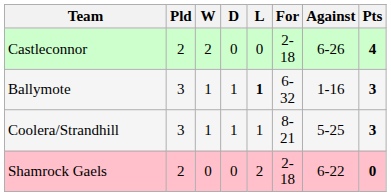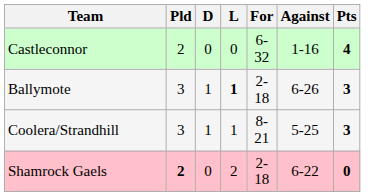- column: (208, 16)
(288, 48) 2-18 -> (262, 48) 6-32
(331, 48) 6-26 -> (305, 48) 1-16
(288, 89) 6-32 -> (262, 89) 2-18
(331, 89) 1-16 -> (305, 89) 6-26
(181, 171) normal -> (181, 171) bold
